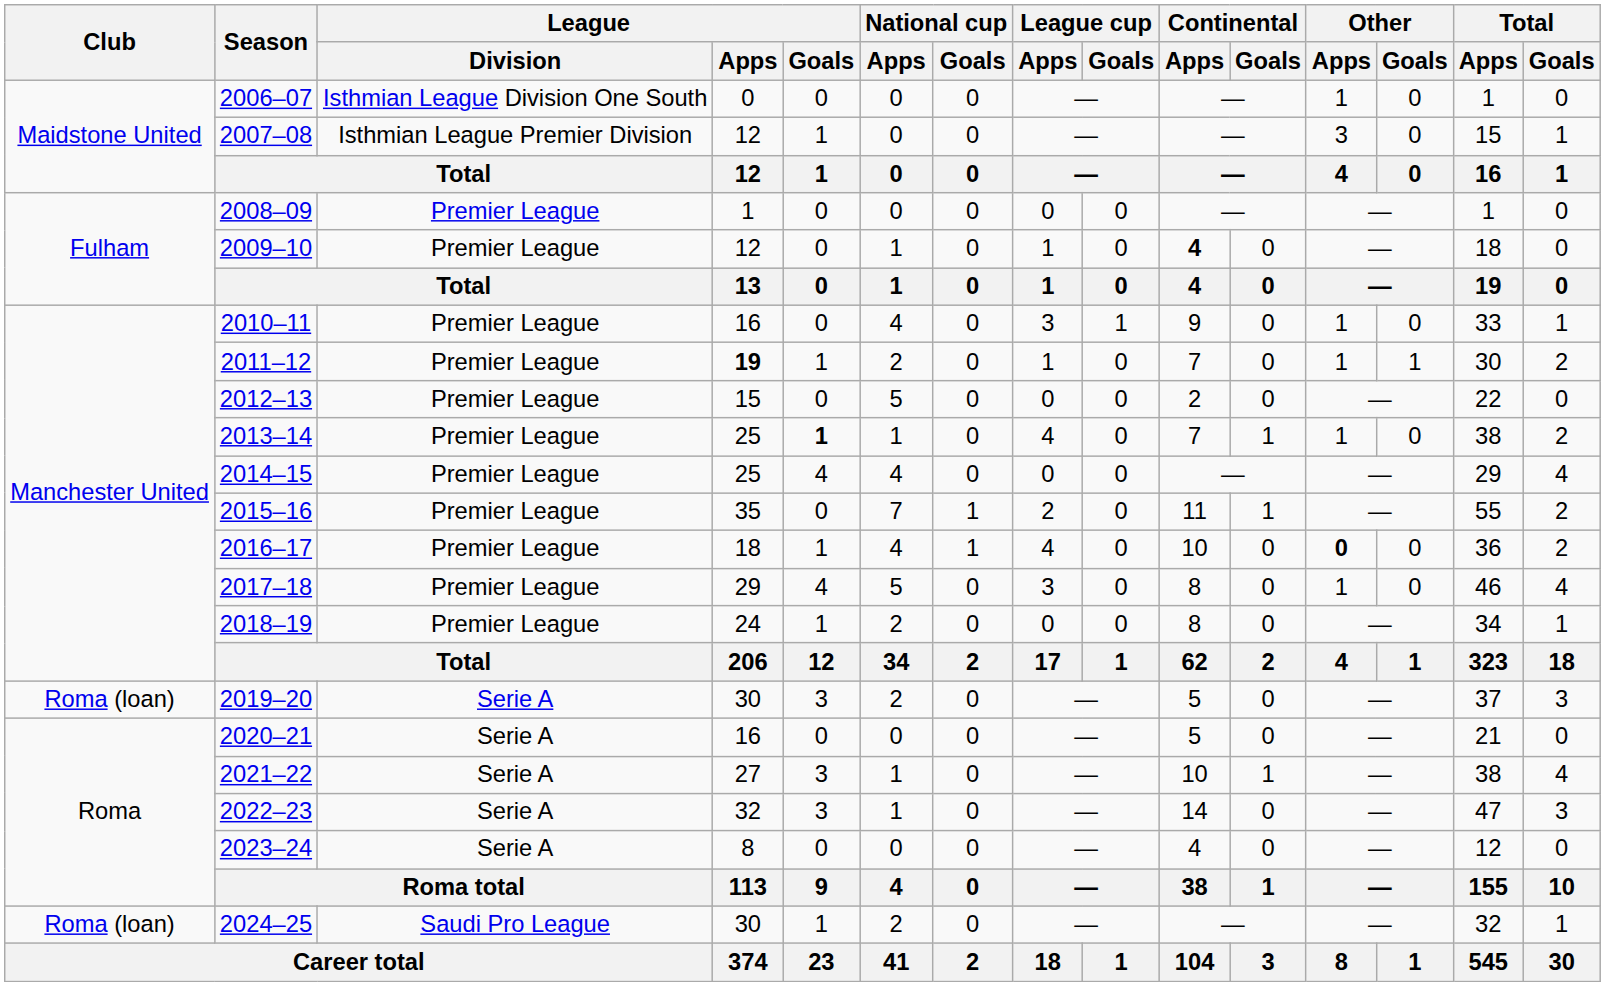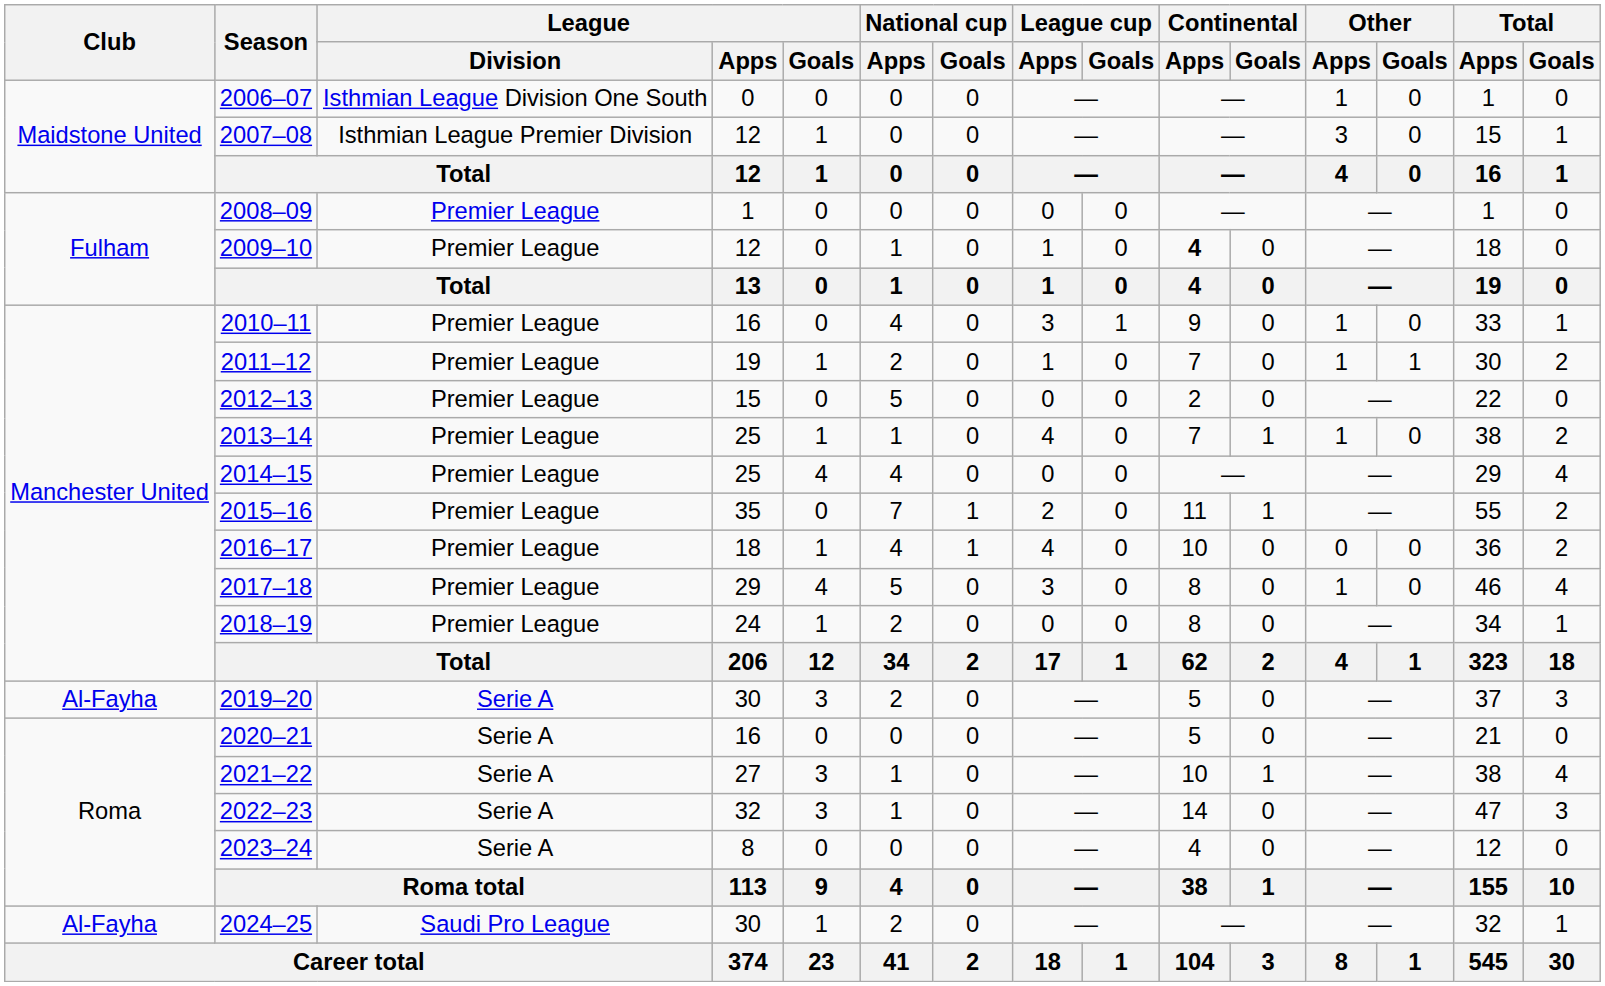(748, 361) bold -> (748, 361) normal
(821, 436) bold -> (821, 436) normal
(1341, 549) bold -> (1341, 549) normal
(110, 699) Roma (loan) -> (110, 699) Al-Fayha
(110, 924) Roma (loan) -> (110, 924) Al-Fayha
